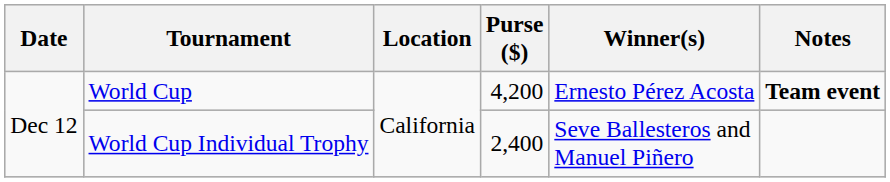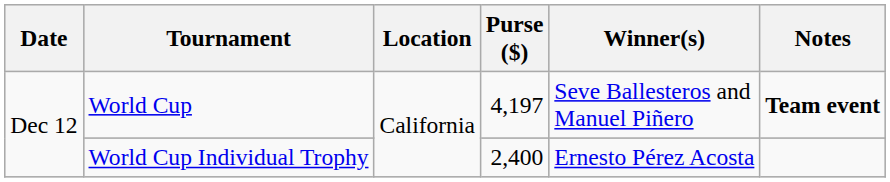(517, 90) 4,200 -> (517, 104) 4,197
(654, 90) Ernesto Pérez Acosta -> (652, 104) Seve Ballesteros and Manuel Piñero
(652, 143) Seve Ballesteros and Manuel Piñero -> (654, 157) Ernesto Pérez Acosta
